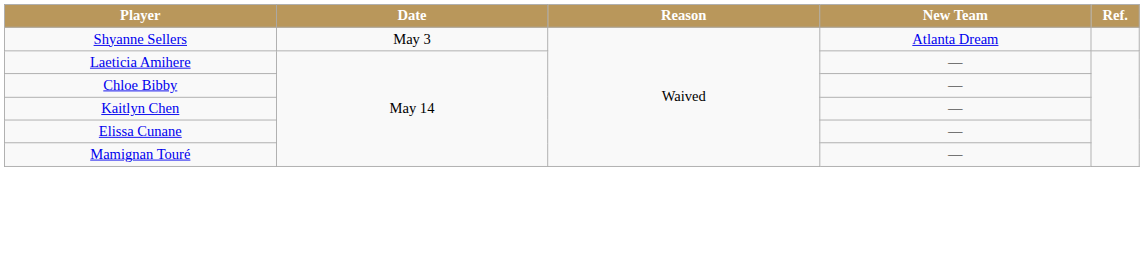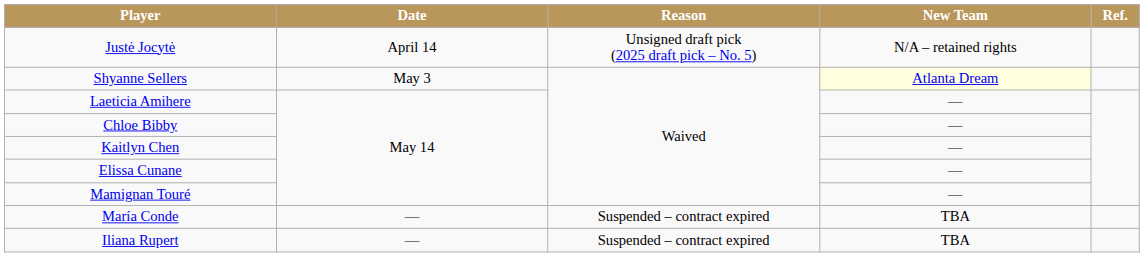+ row: (140, 47)
(955, 39) no background -> (955, 78) lightyellow background
+ row: (140, 217)
+ row: (140, 240)
